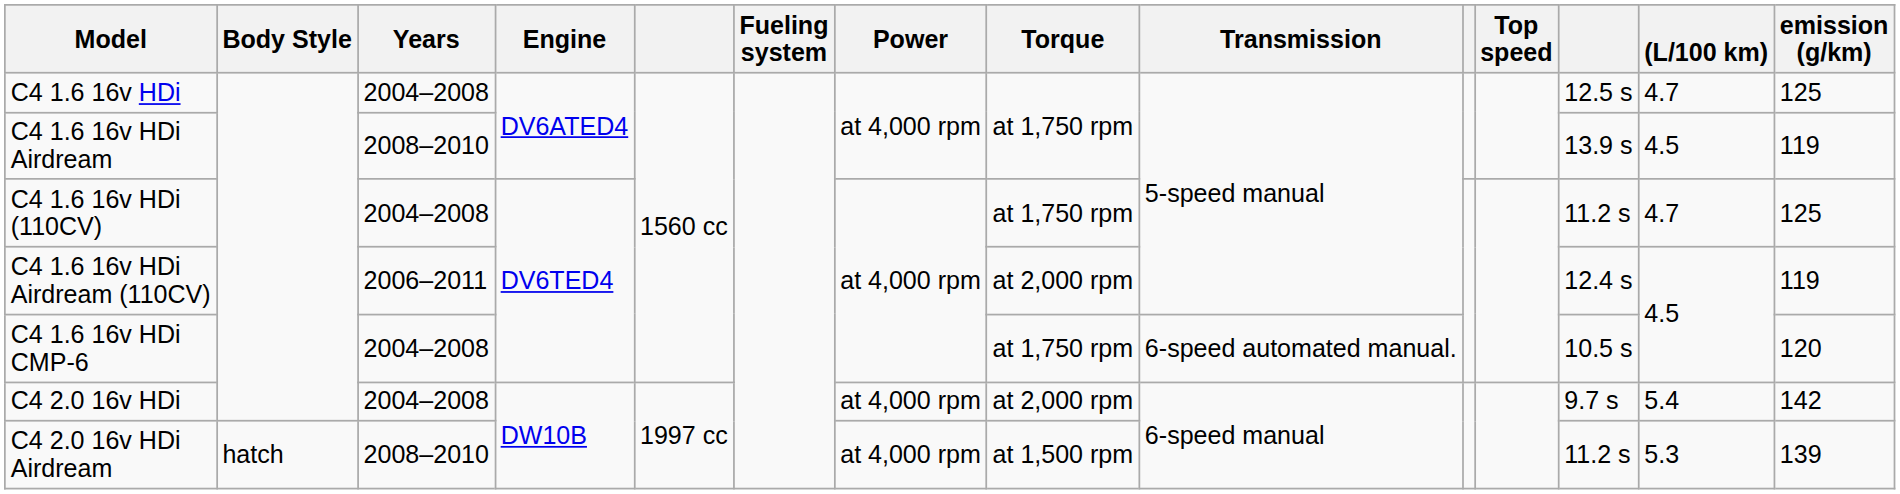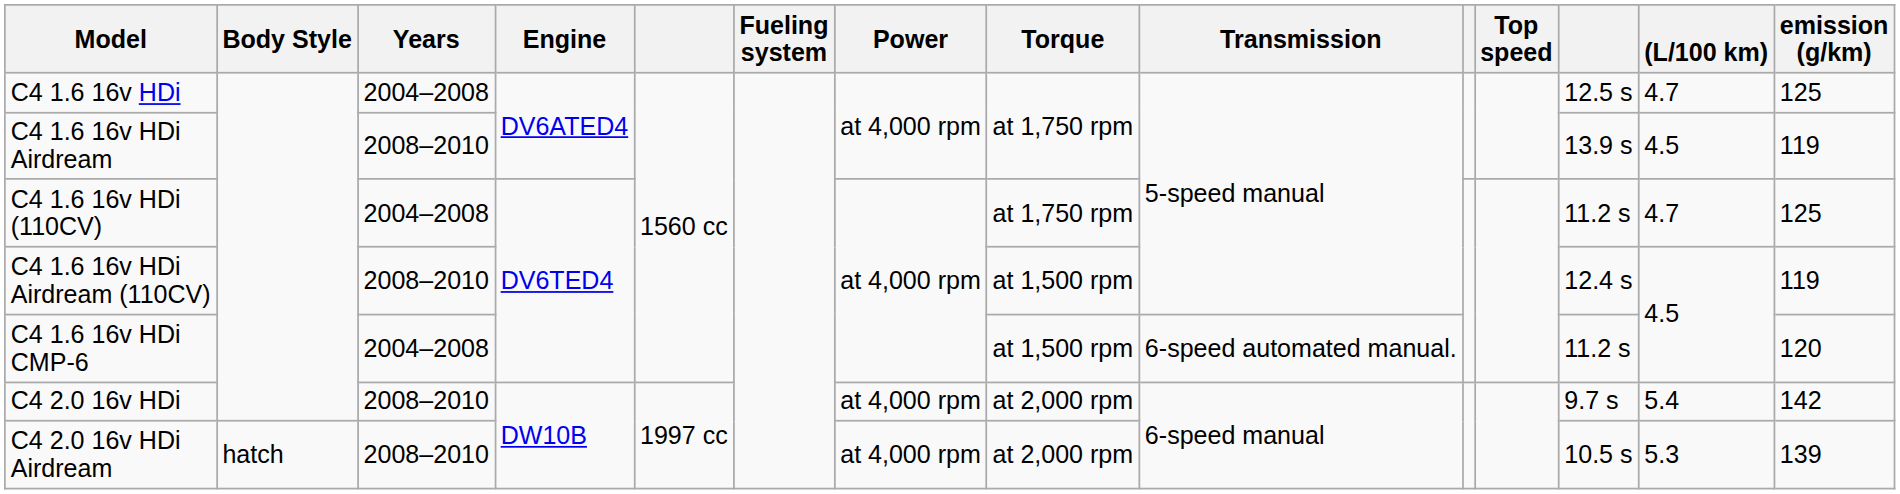(425, 281) 2006–2011 -> (426, 281) 2008–2010
(1063, 281) at 2,000 rpm -> (1063, 281) at 1,500 rpm
(1063, 348) at 1,750 rpm -> (1063, 348) at 1,500 rpm
(1598, 348) 10.5 s -> (1597, 348) 11.2 s
(426, 402) 2004–2008 -> (426, 402) 2008–2010
(1063, 455) at 1,500 rpm -> (1063, 455) at 2,000 rpm
(1597, 455) 11.2 s -> (1598, 455) 10.5 s
